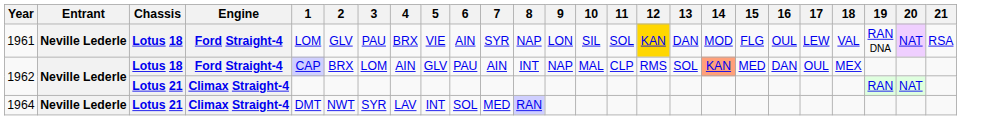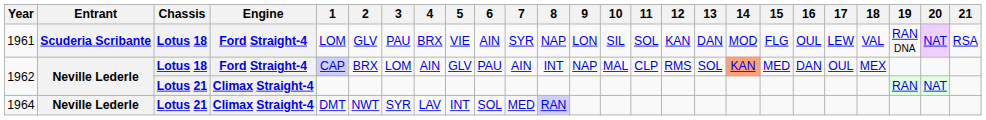(83, 41) Neville Lederle -> (96, 41) Scuderia Scribante
(653, 41) gold background -> (678, 41) no background
